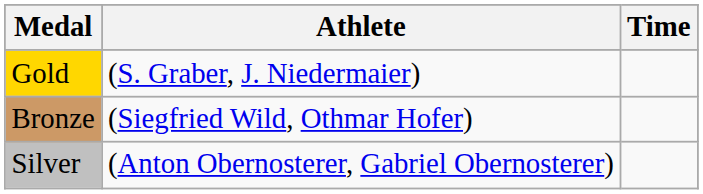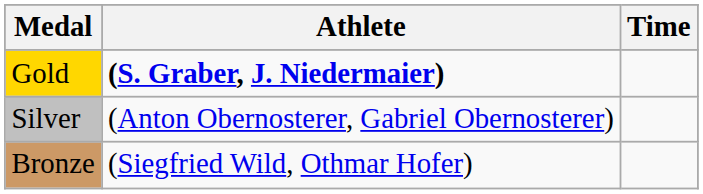(264, 73) normal -> (276, 73) bold
rows swapped: (46, 164) <-> (53, 118)
